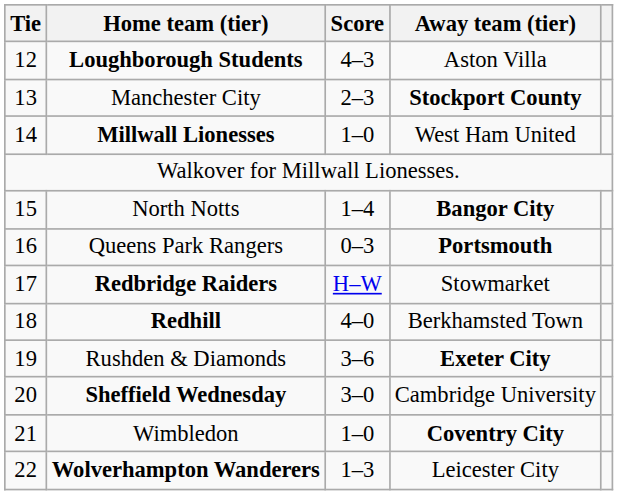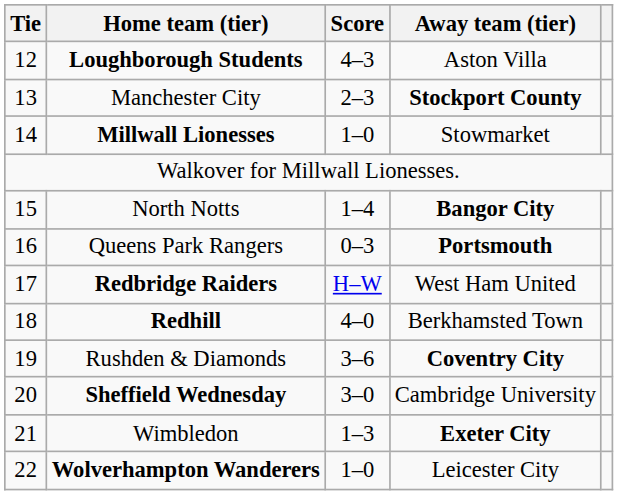(495, 134) West Ham United -> (495, 134) Stowmarket
(495, 283) Stowmarket -> (495, 283) West Ham United
(495, 357) Exeter City -> (495, 357) Coventry City
(357, 432) 1–0 -> (357, 432) 1–3
(495, 432) Coventry City -> (495, 432) Exeter City
(357, 469) 1–3 -> (357, 469) 1–0
